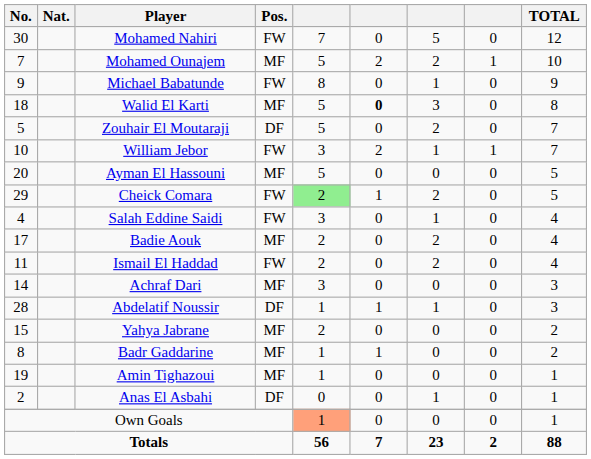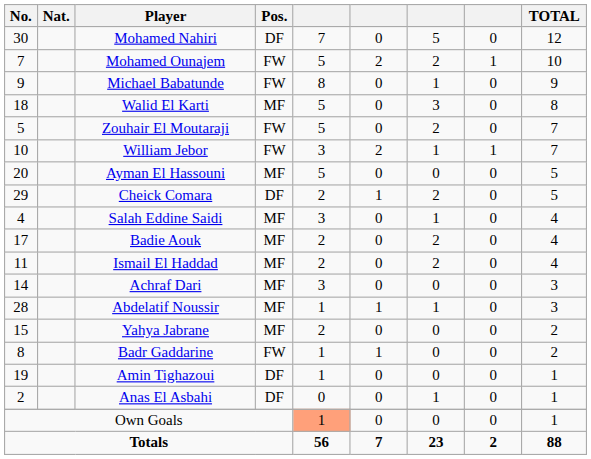(274, 37) FW -> (274, 37) DF
(274, 60) MF -> (274, 60) FW
(379, 105) bold -> (379, 105) normal
(274, 127) DF -> (274, 127) FW
(274, 195) FW -> (274, 195) DF
(322, 195) lightgreen background -> (322, 195) no background
(274, 217) FW -> (274, 217) MF
(274, 262) FW -> (274, 262) MF
(274, 307) DF -> (274, 307) MF
(274, 352) MF -> (274, 352) FW
(274, 375) MF -> (274, 375) DF
